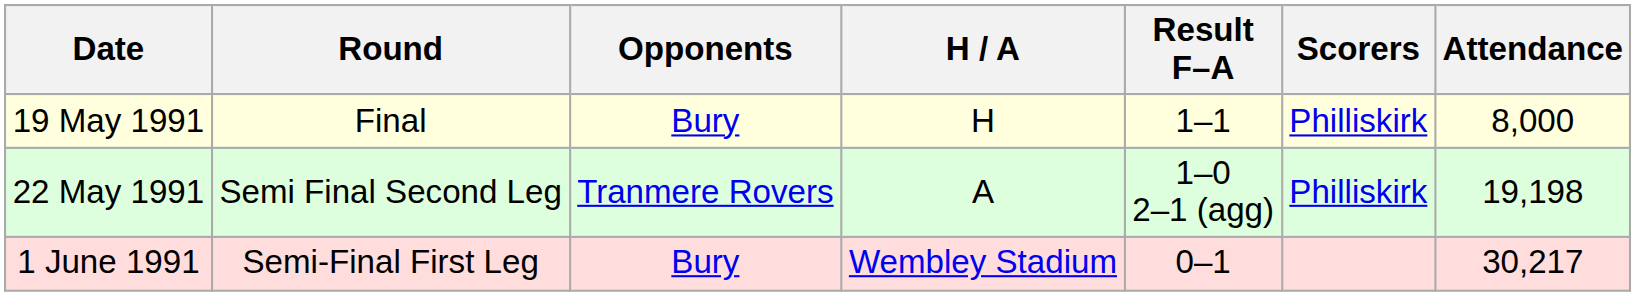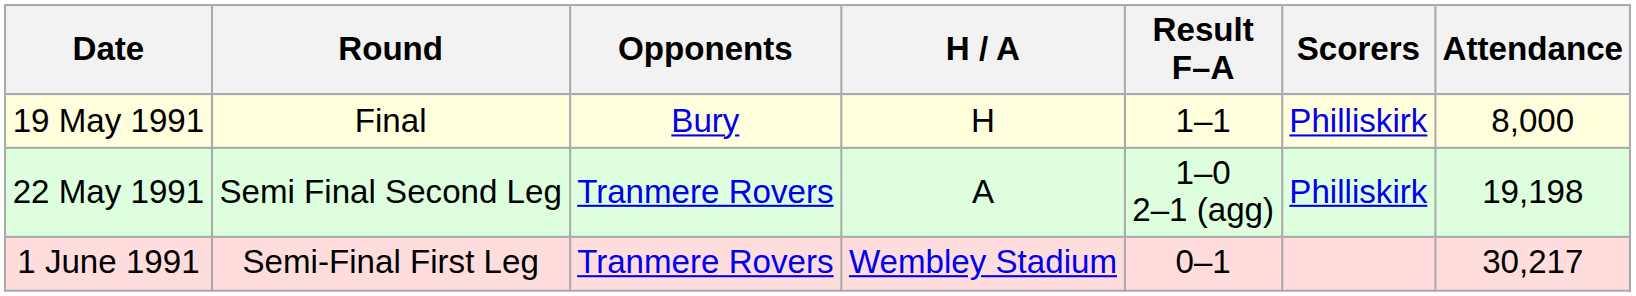(705, 262) Bury -> (705, 262) Tranmere Rovers
